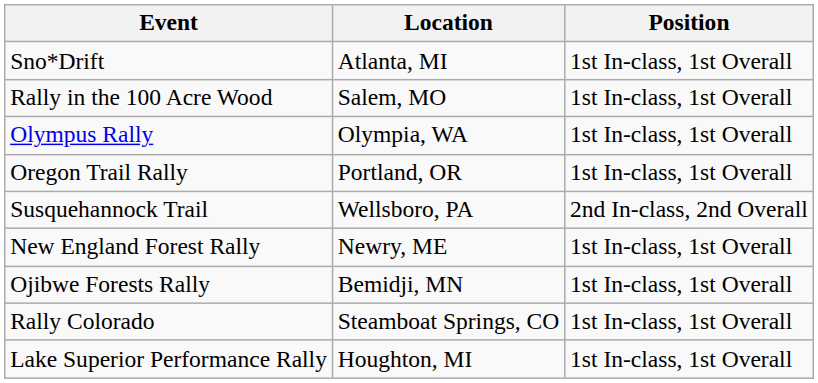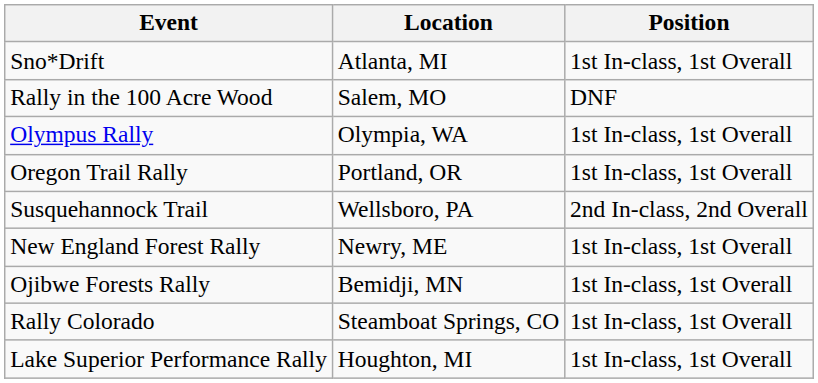(681, 97) 1st In-class, 1st Overall -> (594, 97) DNF
